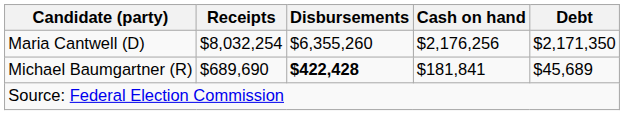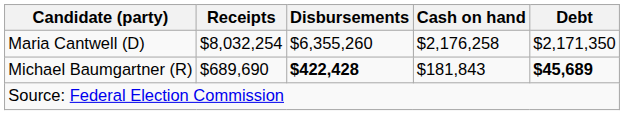(458, 43) $2,176,256 -> (458, 43) $2,176,258
(451, 69) $181,841 -> (451, 69) $181,843
(563, 69) normal -> (563, 69) bold
